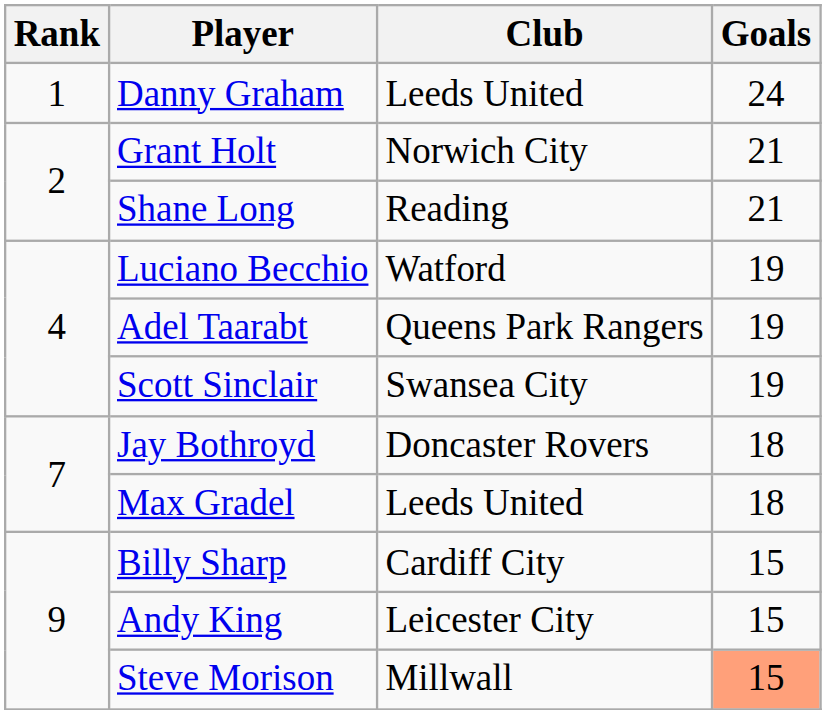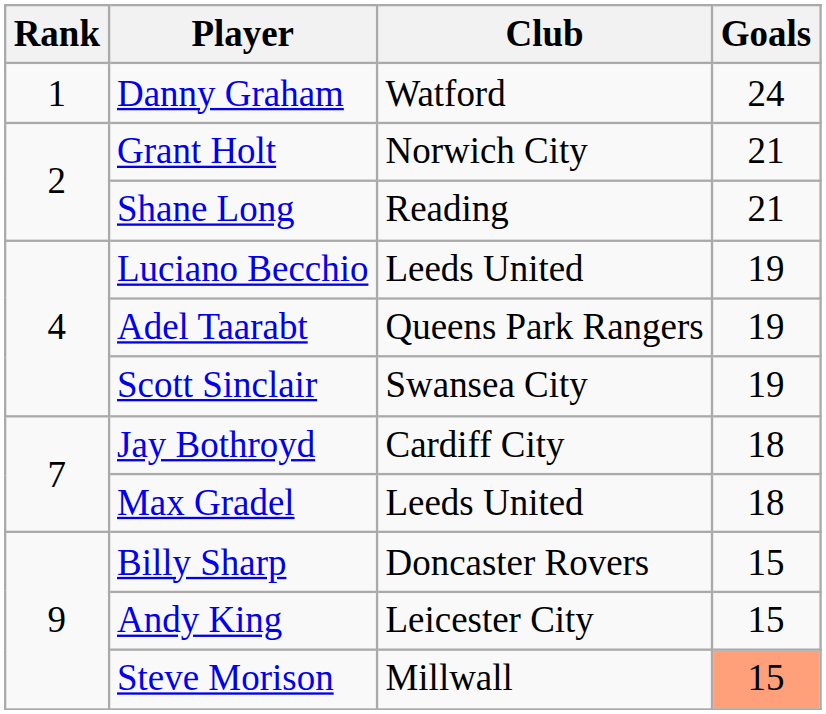(485, 92) Leeds United -> (446, 92) Watford
(446, 268) Watford -> (485, 268) Leeds United
(517, 444) Doncaster Rovers -> (475, 444) Cardiff City
(475, 561) Cardiff City -> (517, 561) Doncaster Rovers
